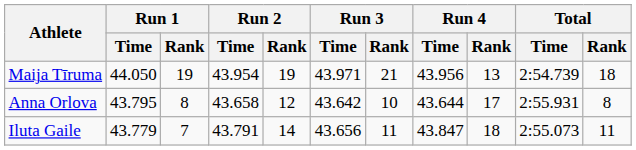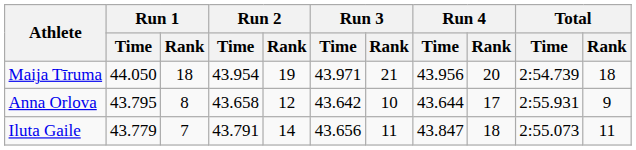(185, 74) 19 -> (185, 74) 18
(491, 74) 13 -> (491, 74) 20
(607, 102) 8 -> (607, 102) 9
